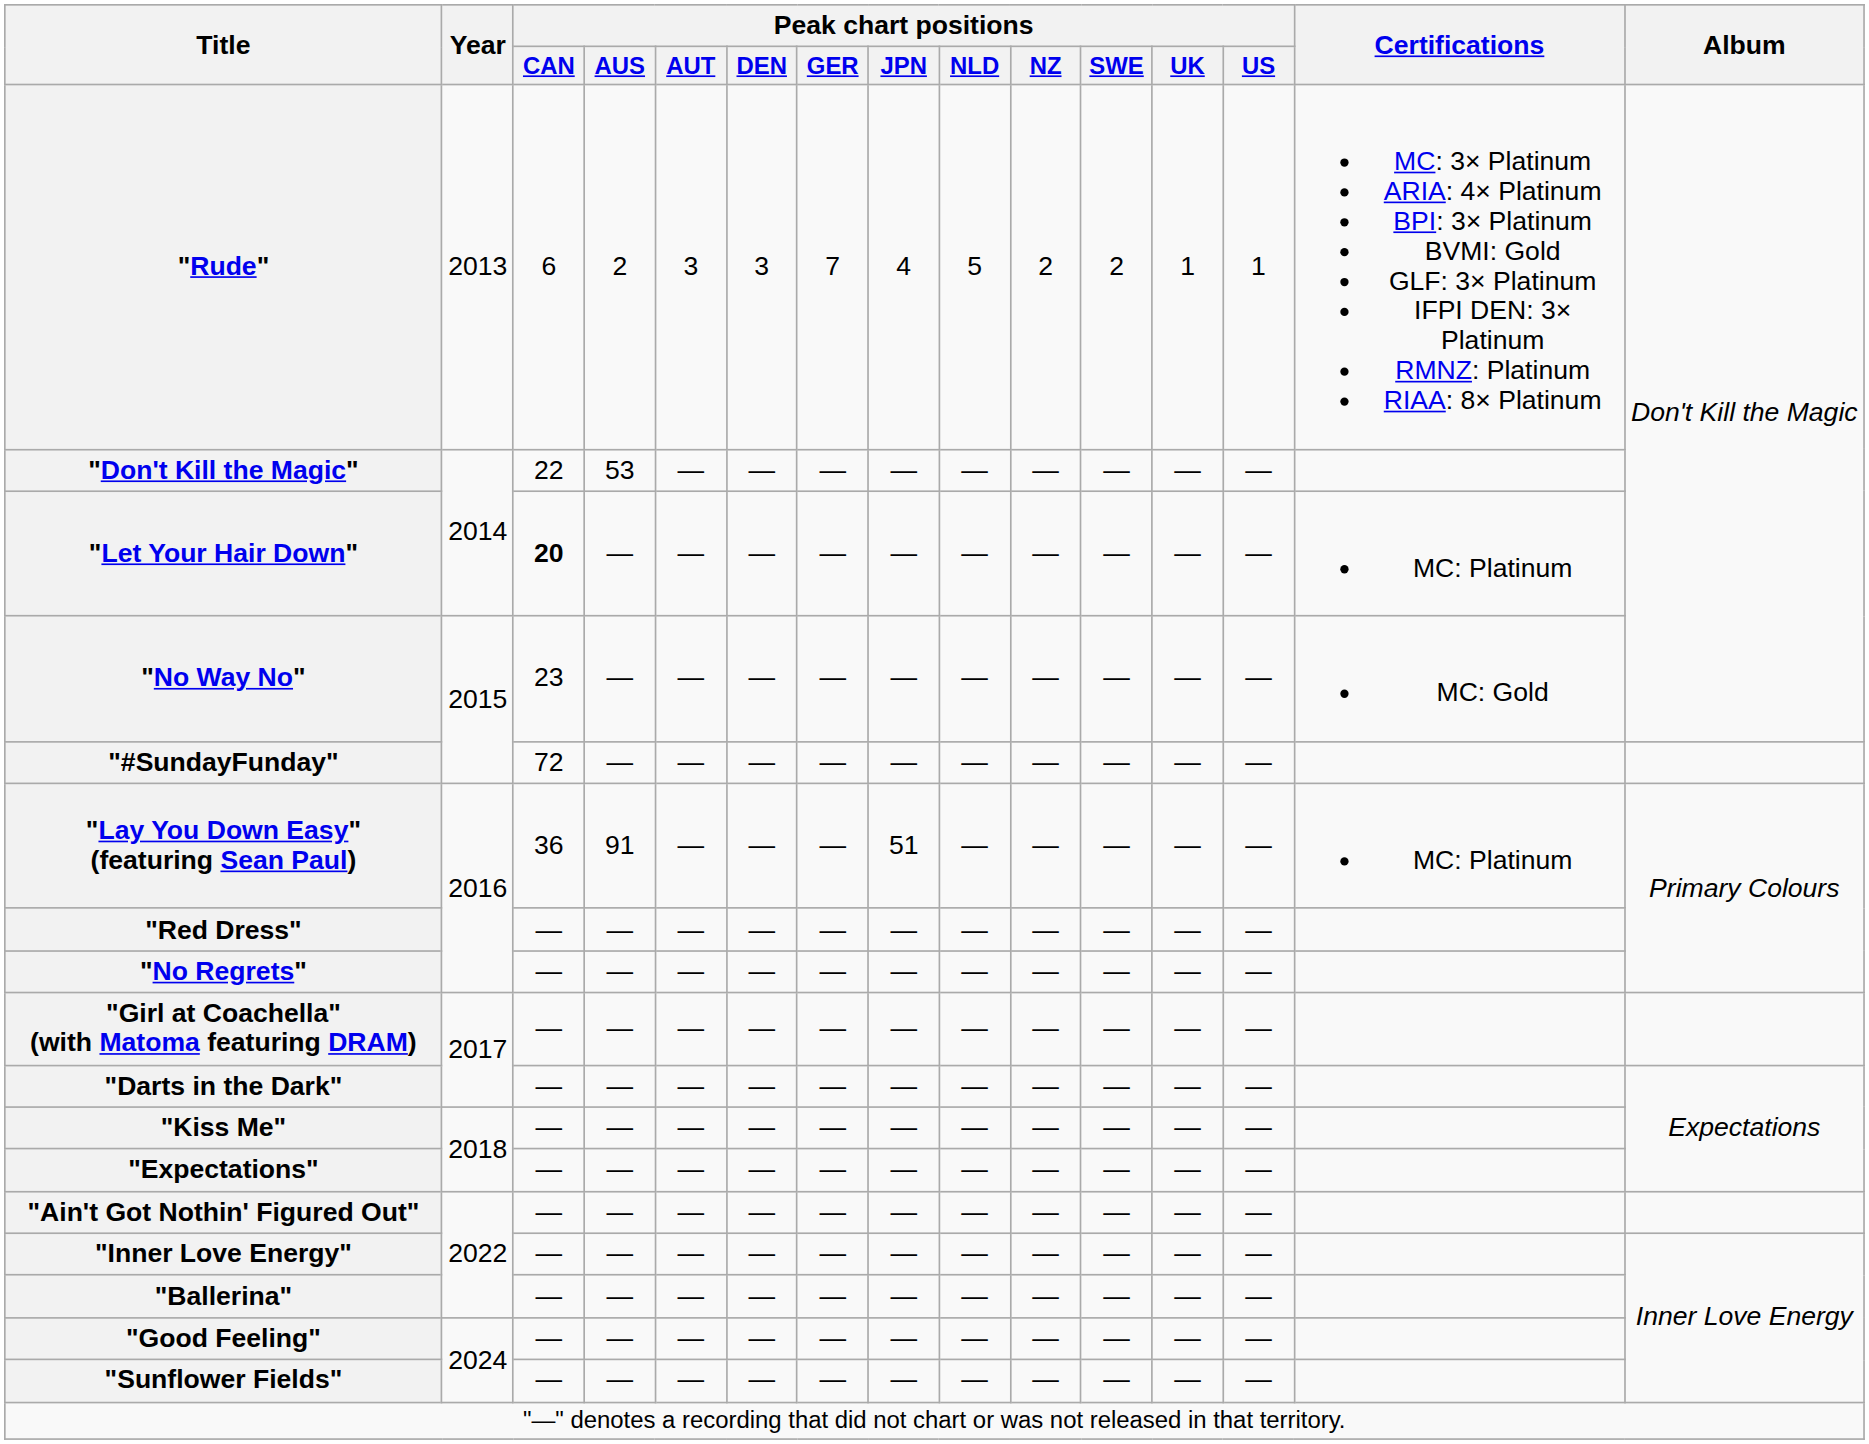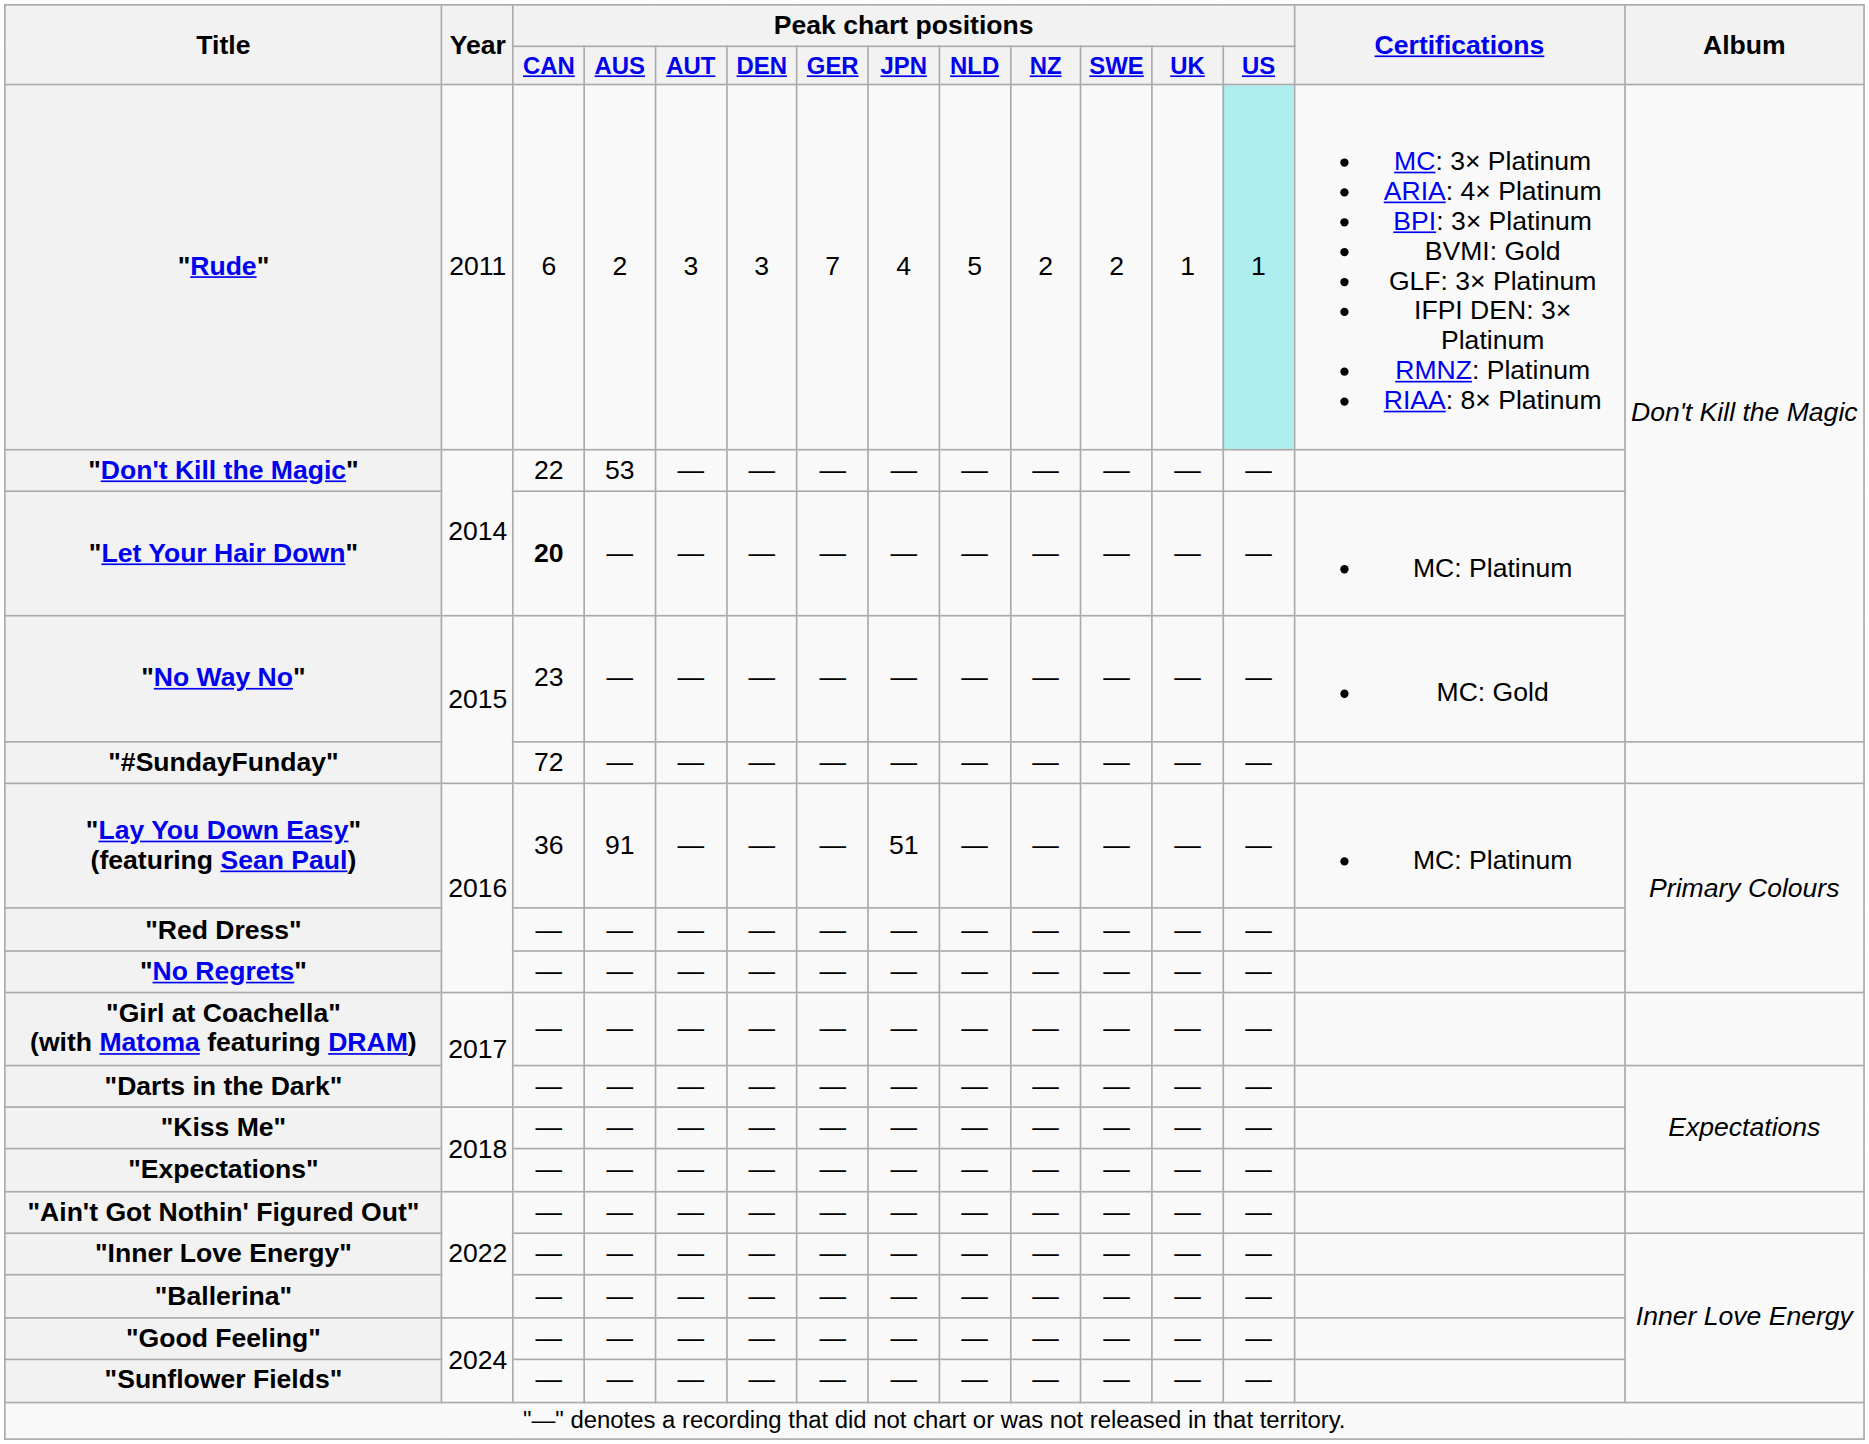(478, 266) 2013 -> (478, 266) 2011
(1258, 266) no background -> (1258, 266) paleturquoise background
